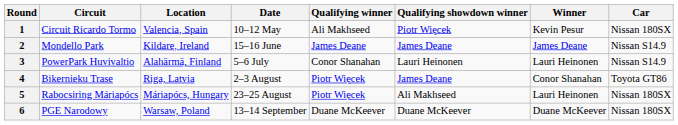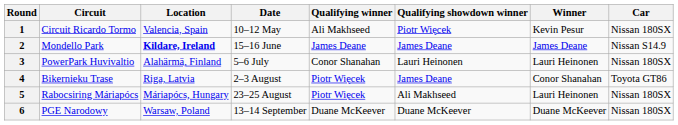(176, 45) normal -> (179, 45) bold
(639, 62) Nissan S14.9 -> (641, 62) Nissan 180SX
